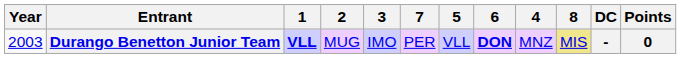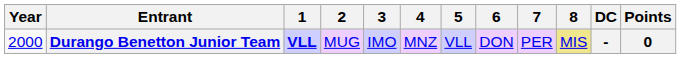columns swapped: (536, 17) <-> (420, 17)
(25, 42) 2003 -> (25, 42) 2000
(495, 42) bold -> (496, 42) normal
